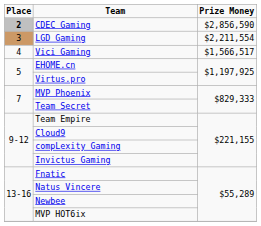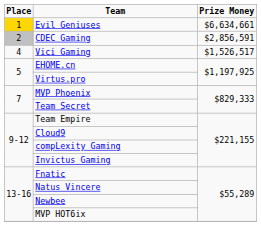+ row: (68, 25)
(19, 25) bold -> (19, 38) normal
(229, 25) $2,856,590 -> (229, 38) $2,856,591
- row: (60, 38)
(229, 52) $1,566,517 -> (229, 52) $1,526,517
